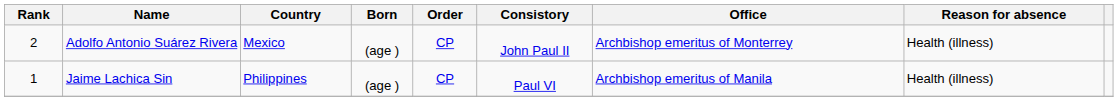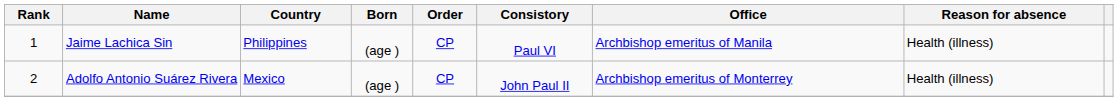rows swapped: (119, 78) <-> (152, 43)
